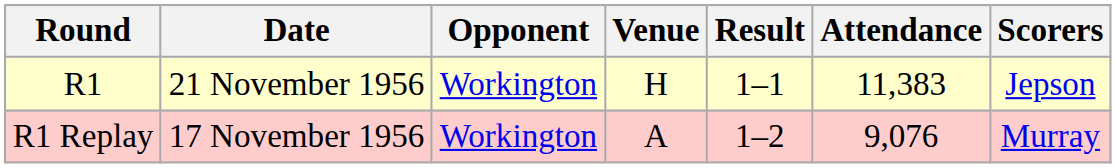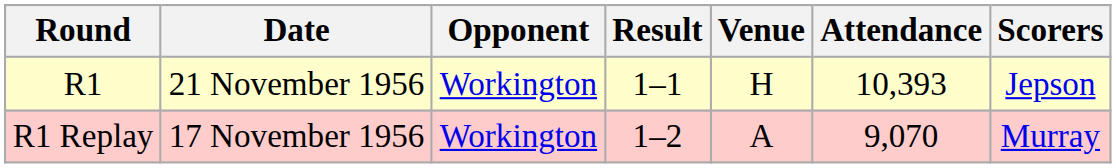columns swapped: (656, 30) <-> (760, 30)
(901, 83) 11,383 -> (901, 83) 10,393
(901, 135) 9,076 -> (901, 135) 9,070
